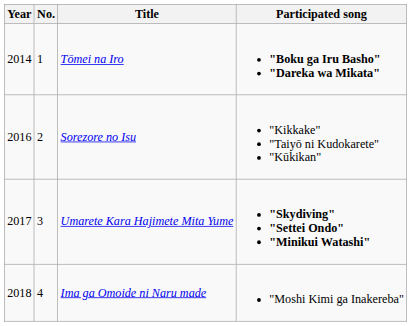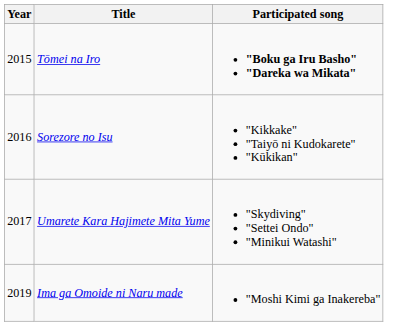- column: (46, 14)
(19, 59) 2014 -> (19, 59) 2015
(321, 228) bold -> (298, 228) normal
(19, 292) 2018 -> (19, 292) 2019
